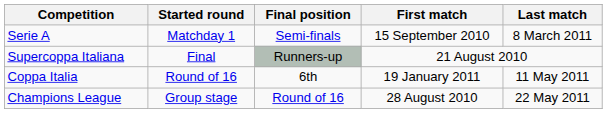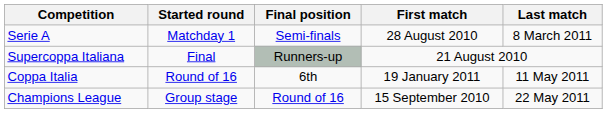(432, 35) 15 September 2010 -> (432, 35) 28 August 2010
(432, 98) 28 August 2010 -> (432, 98) 15 September 2010
